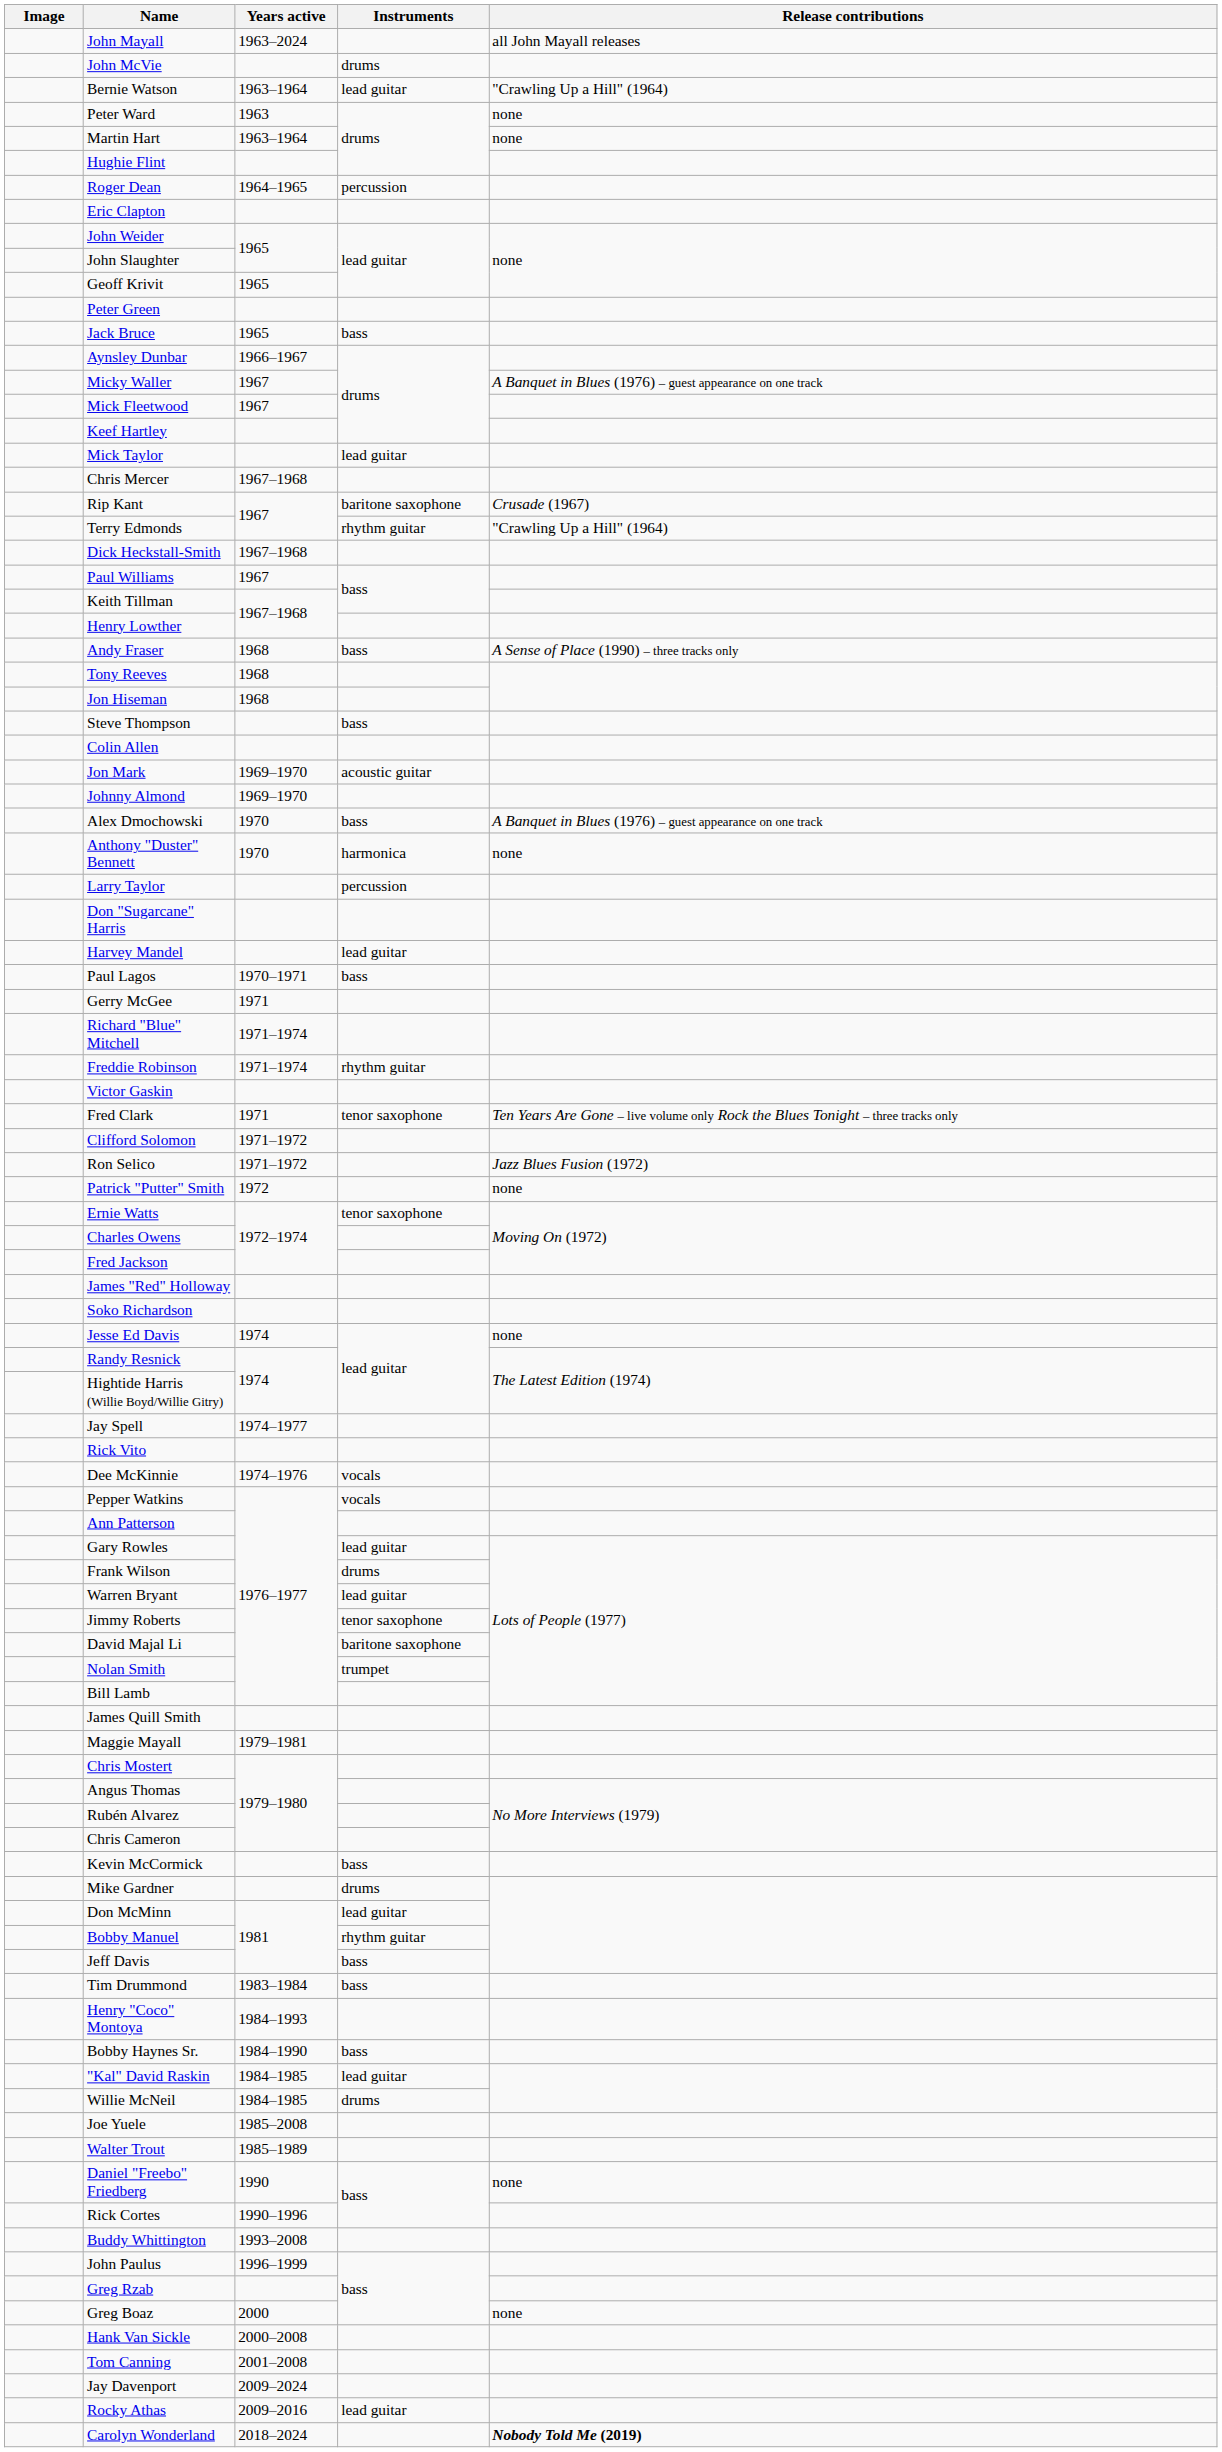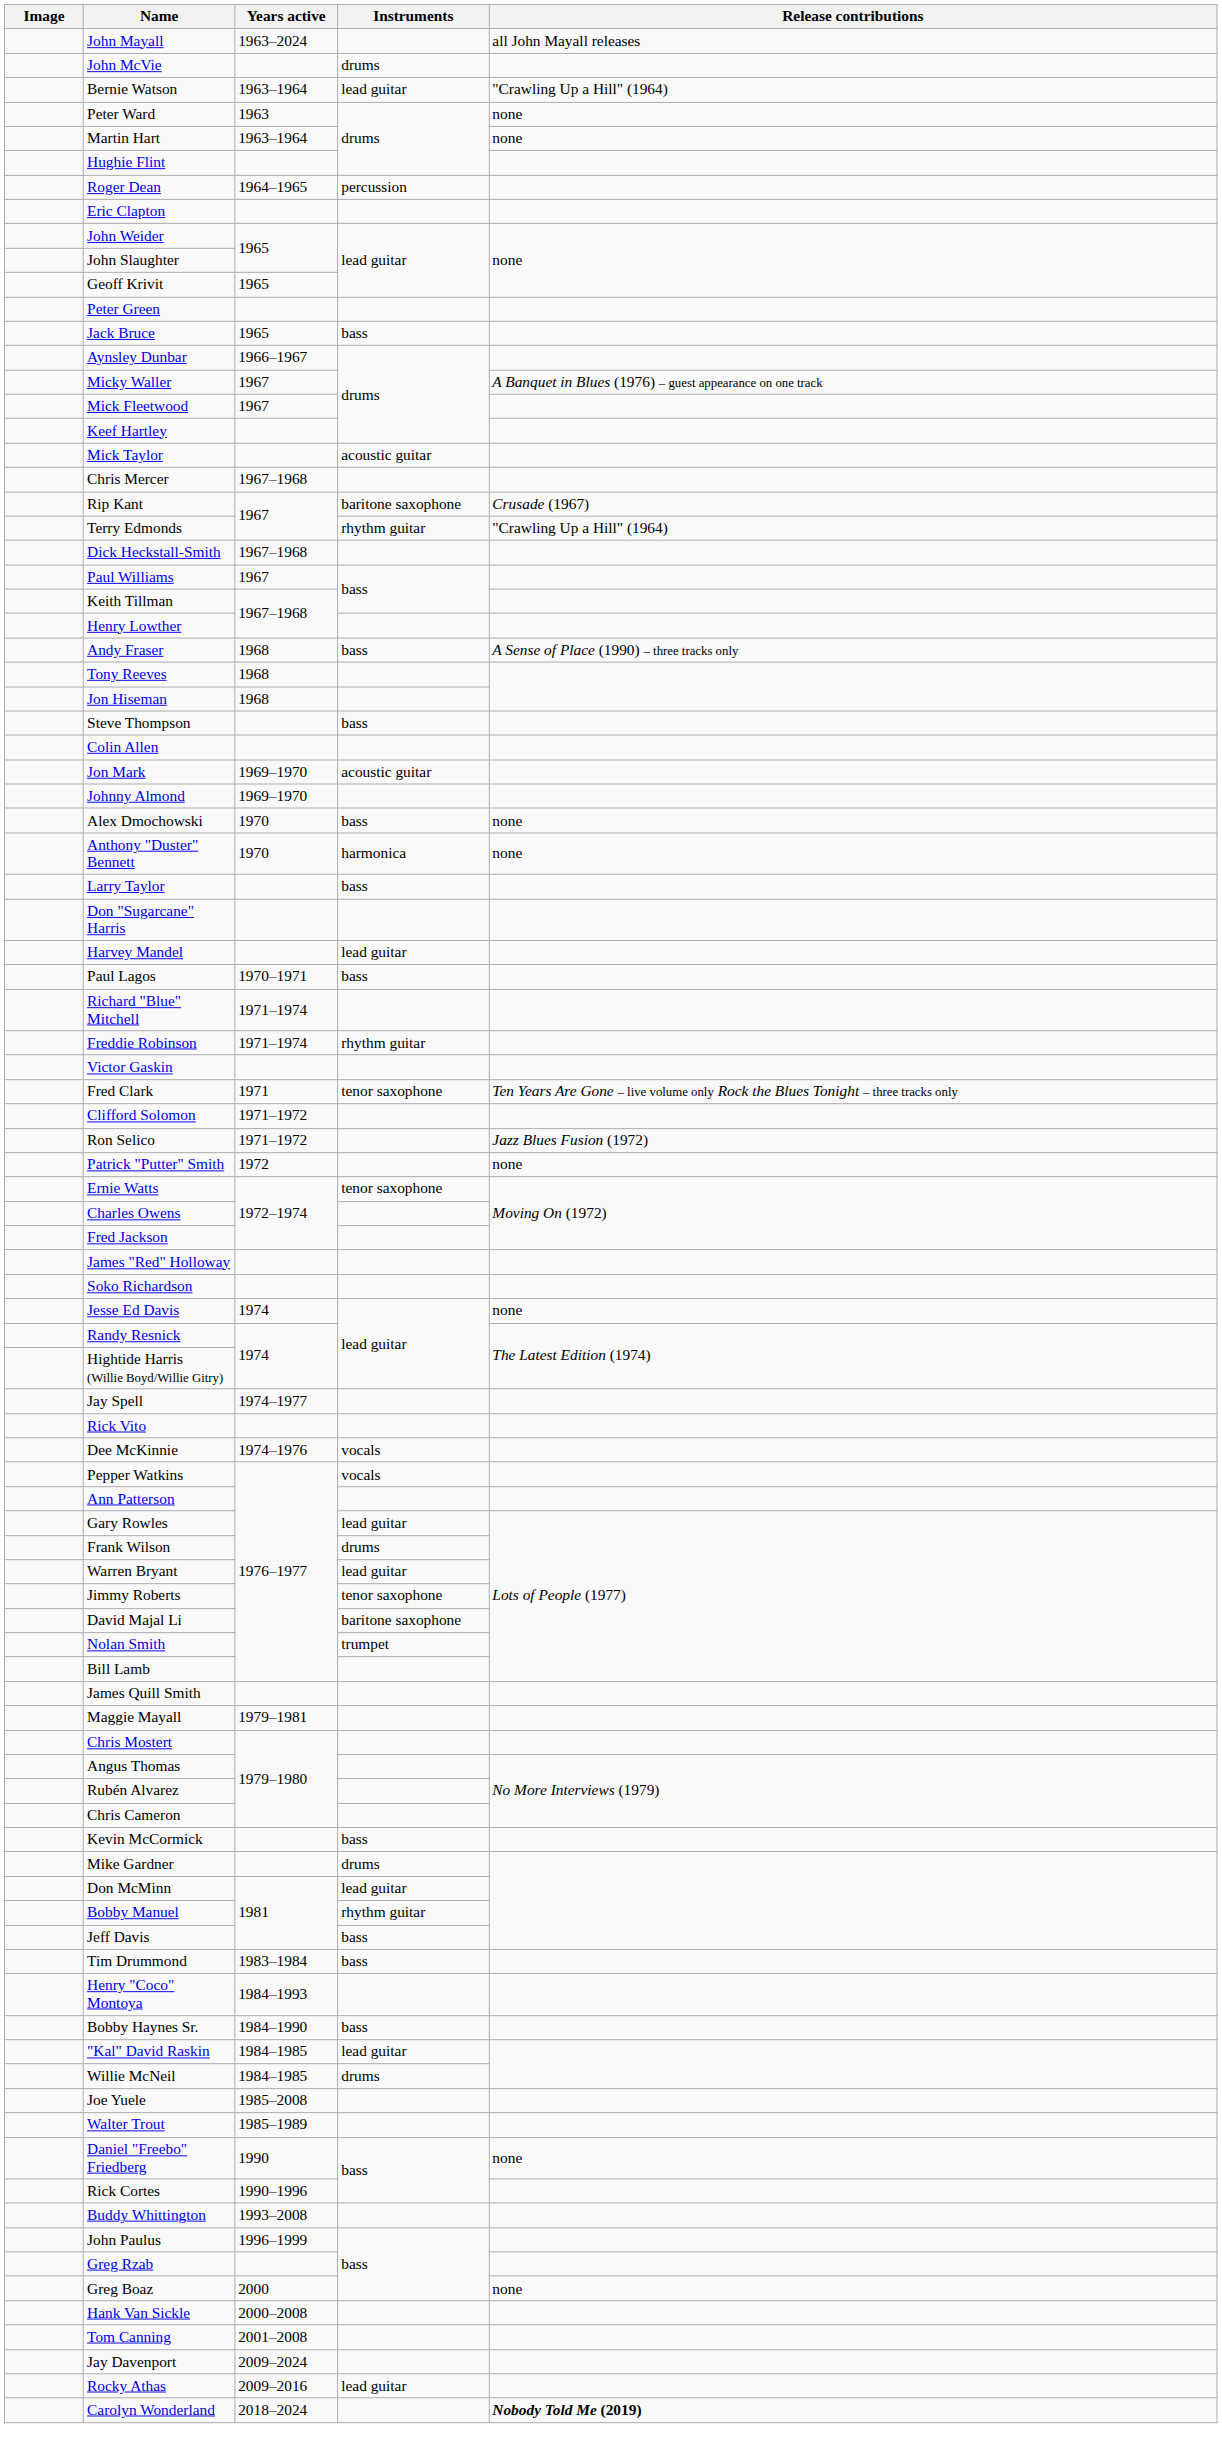(374, 455) lead guitar -> (386, 455) acoustic guitar
(657, 820) A Banquet in Blues (1976) – guest appearance on one track -> (507, 820) none
(374, 886) percussion -> (354, 886) bass
- row: (130, 1001)
